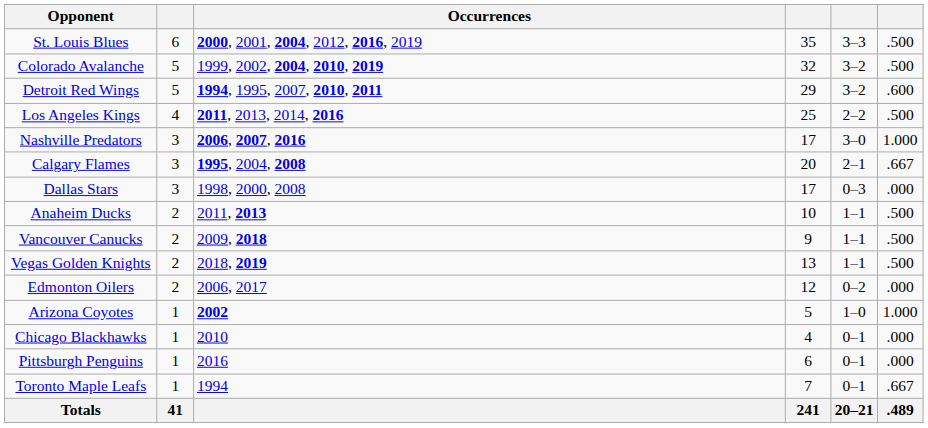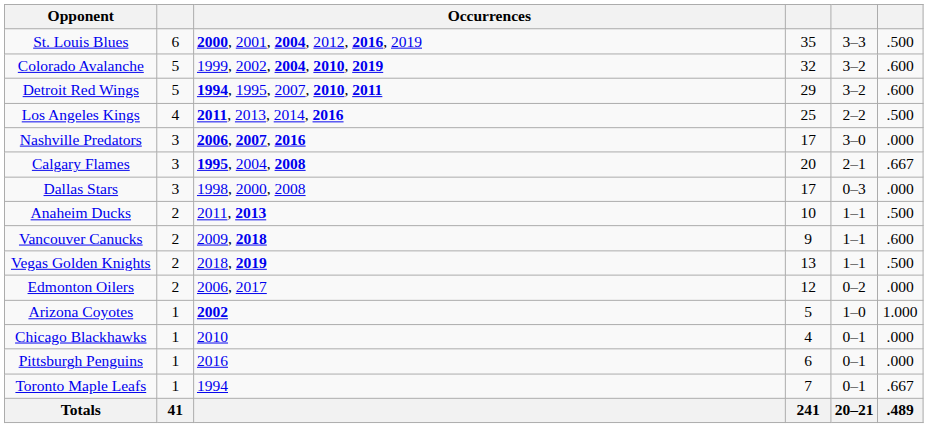(900, 66) .500 -> (900, 66) .600
(900, 139) 1.000 -> (900, 139) .000
(900, 238) .500 -> (900, 238) .600
